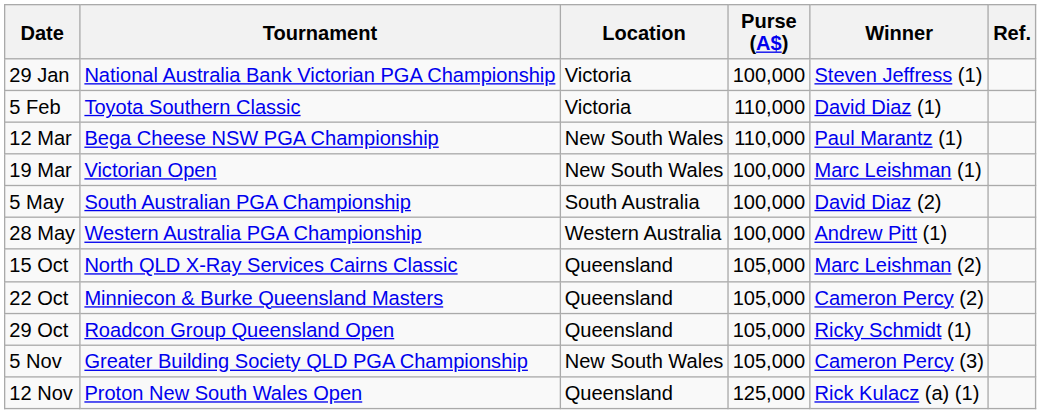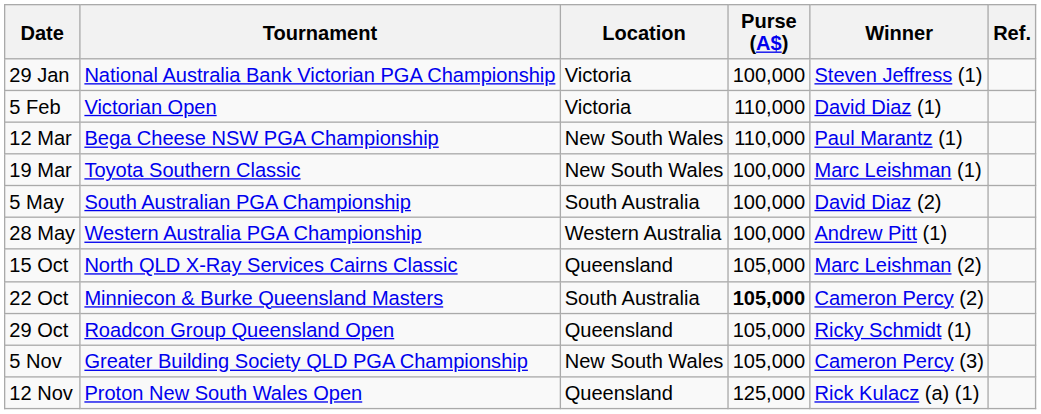(192, 107) Toyota Southern Classic -> (151, 107) Victorian Open
(151, 170) Victorian Open -> (192, 170) Toyota Southern Classic
(619, 297) Queensland -> (632, 297) South Australia
(769, 297) normal -> (769, 297) bold
